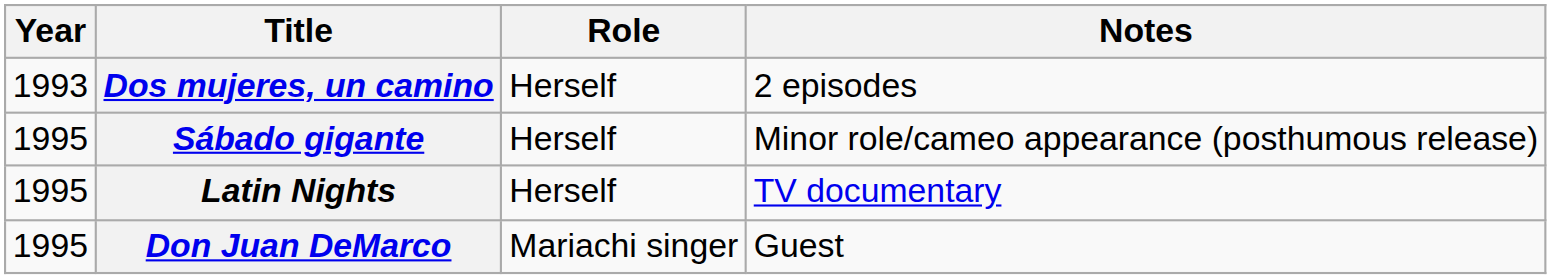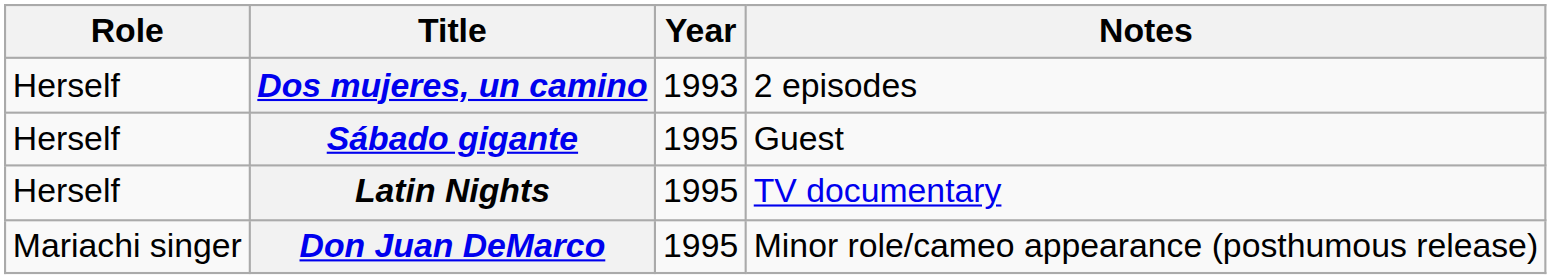columns swapped: (50, 31) <-> (624, 31)
(1146, 138) Minor role/cameo appearance (posthumous release) -> (799, 138) Guest
(799, 245) Guest -> (1146, 245) Minor role/cameo appearance (posthumous release)
